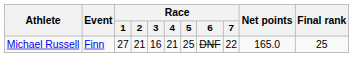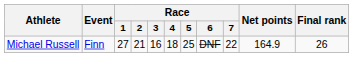(172, 45) 21 -> (172, 45) 18
(267, 45) 165.0 -> (267, 45) 164.9
(322, 45) 25 -> (322, 45) 26
